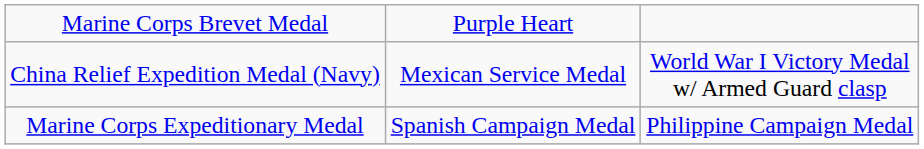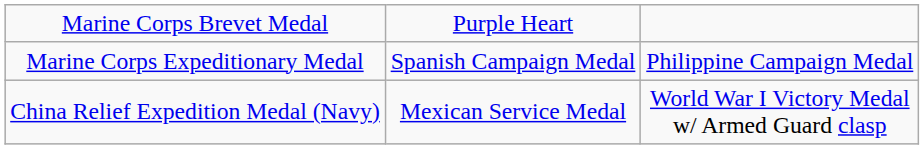rows swapped: (195, 125) <-> (195, 74)
